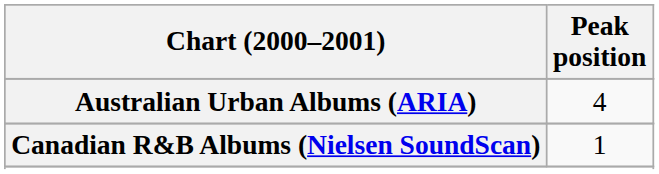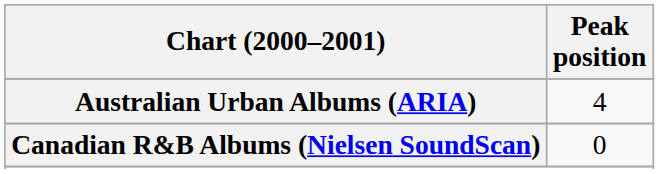(600, 144) 1 -> (600, 144) 0
